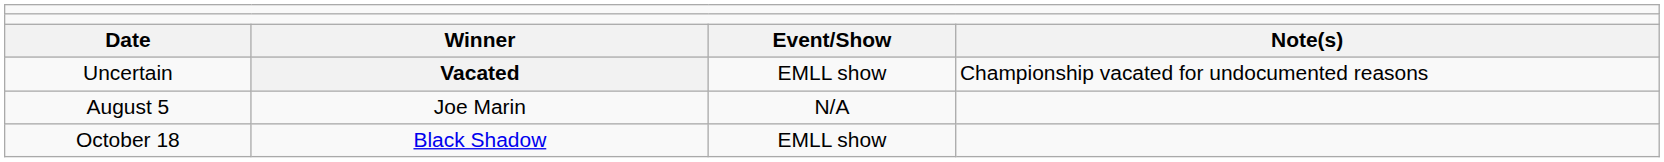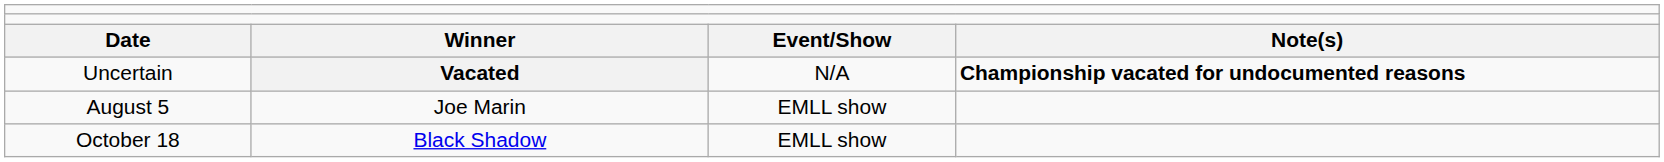(832, 73) EMLL show -> (832, 73) N/A
(1194, 73) normal -> (1213, 73) bold
(832, 106) N/A -> (832, 106) EMLL show
